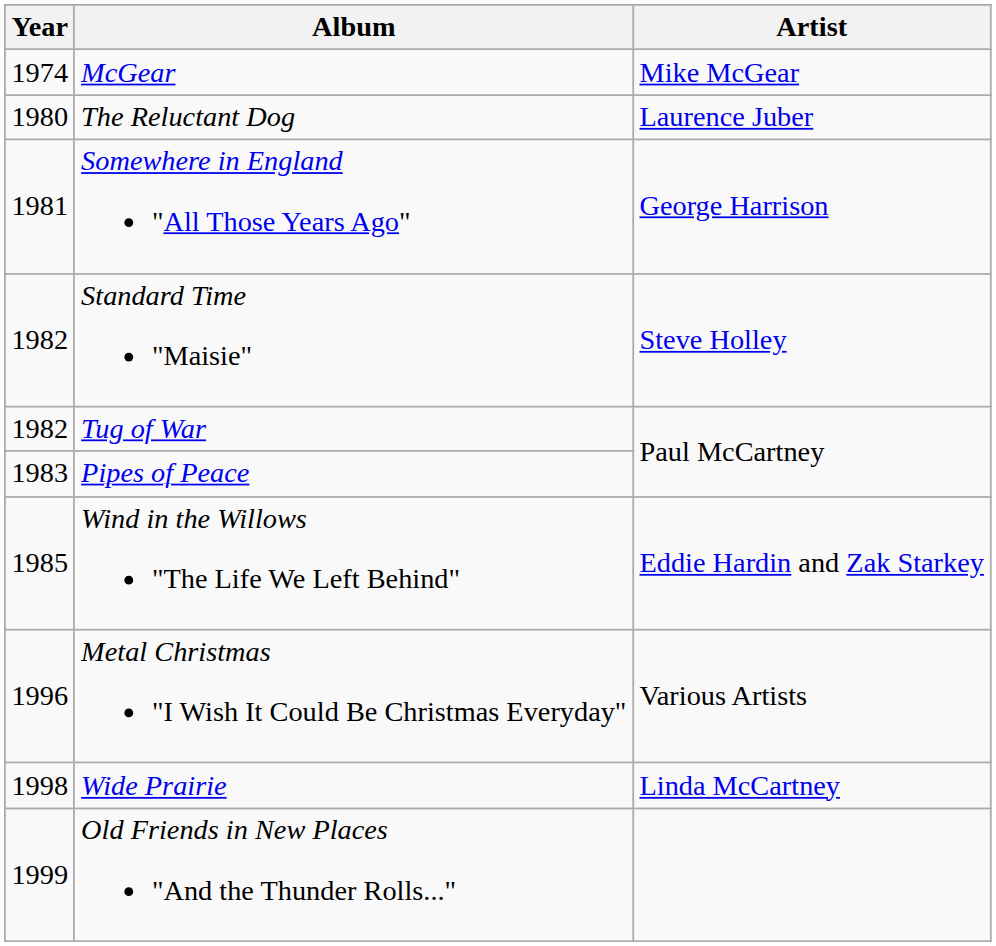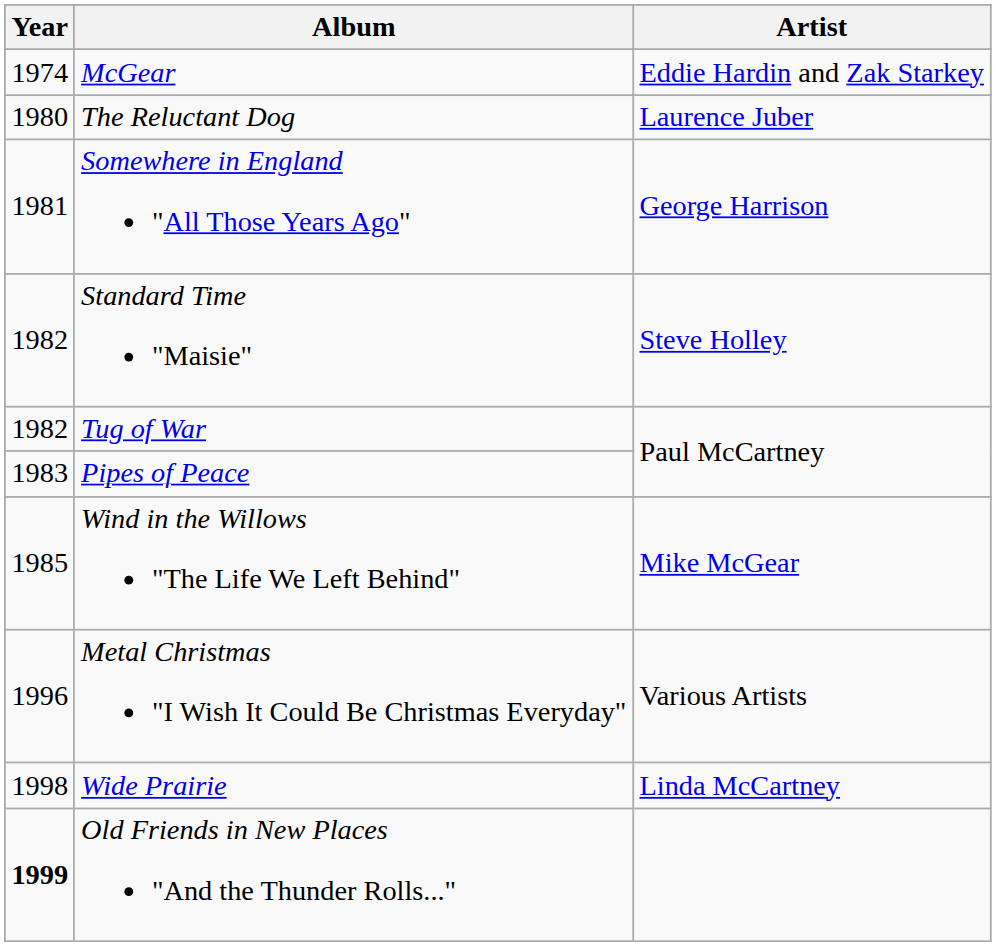(719, 71) Mike McGear -> (812, 71) Eddie Hardin and Zak Starkey
(812, 562) Eddie Hardin and Zak Starkey -> (719, 562) Mike McGear
(40, 874) normal -> (40, 874) bold
